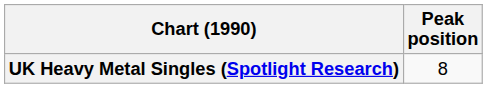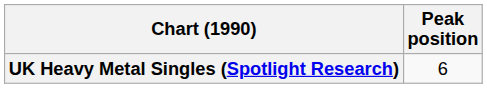(443, 68) 8 -> (443, 68) 6
